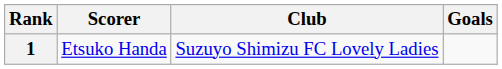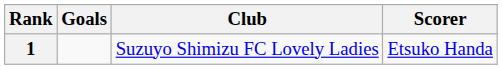columns swapped: (114, 19) <-> (470, 19)
